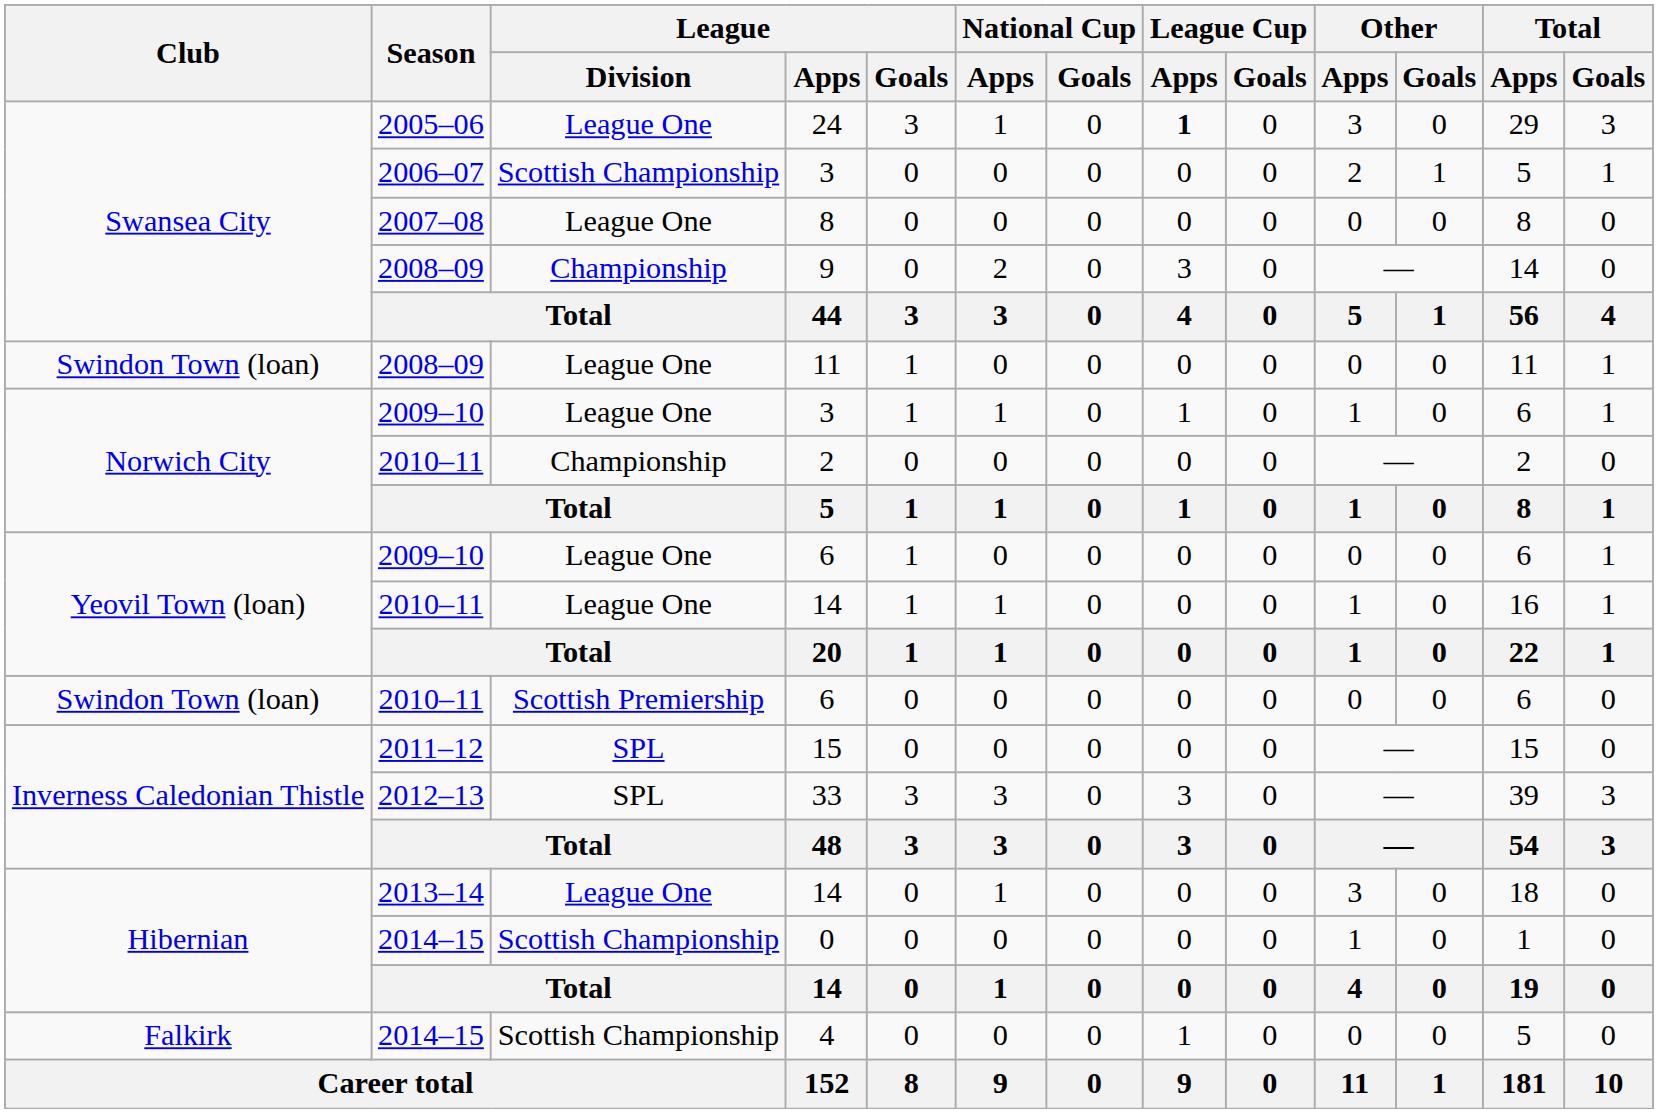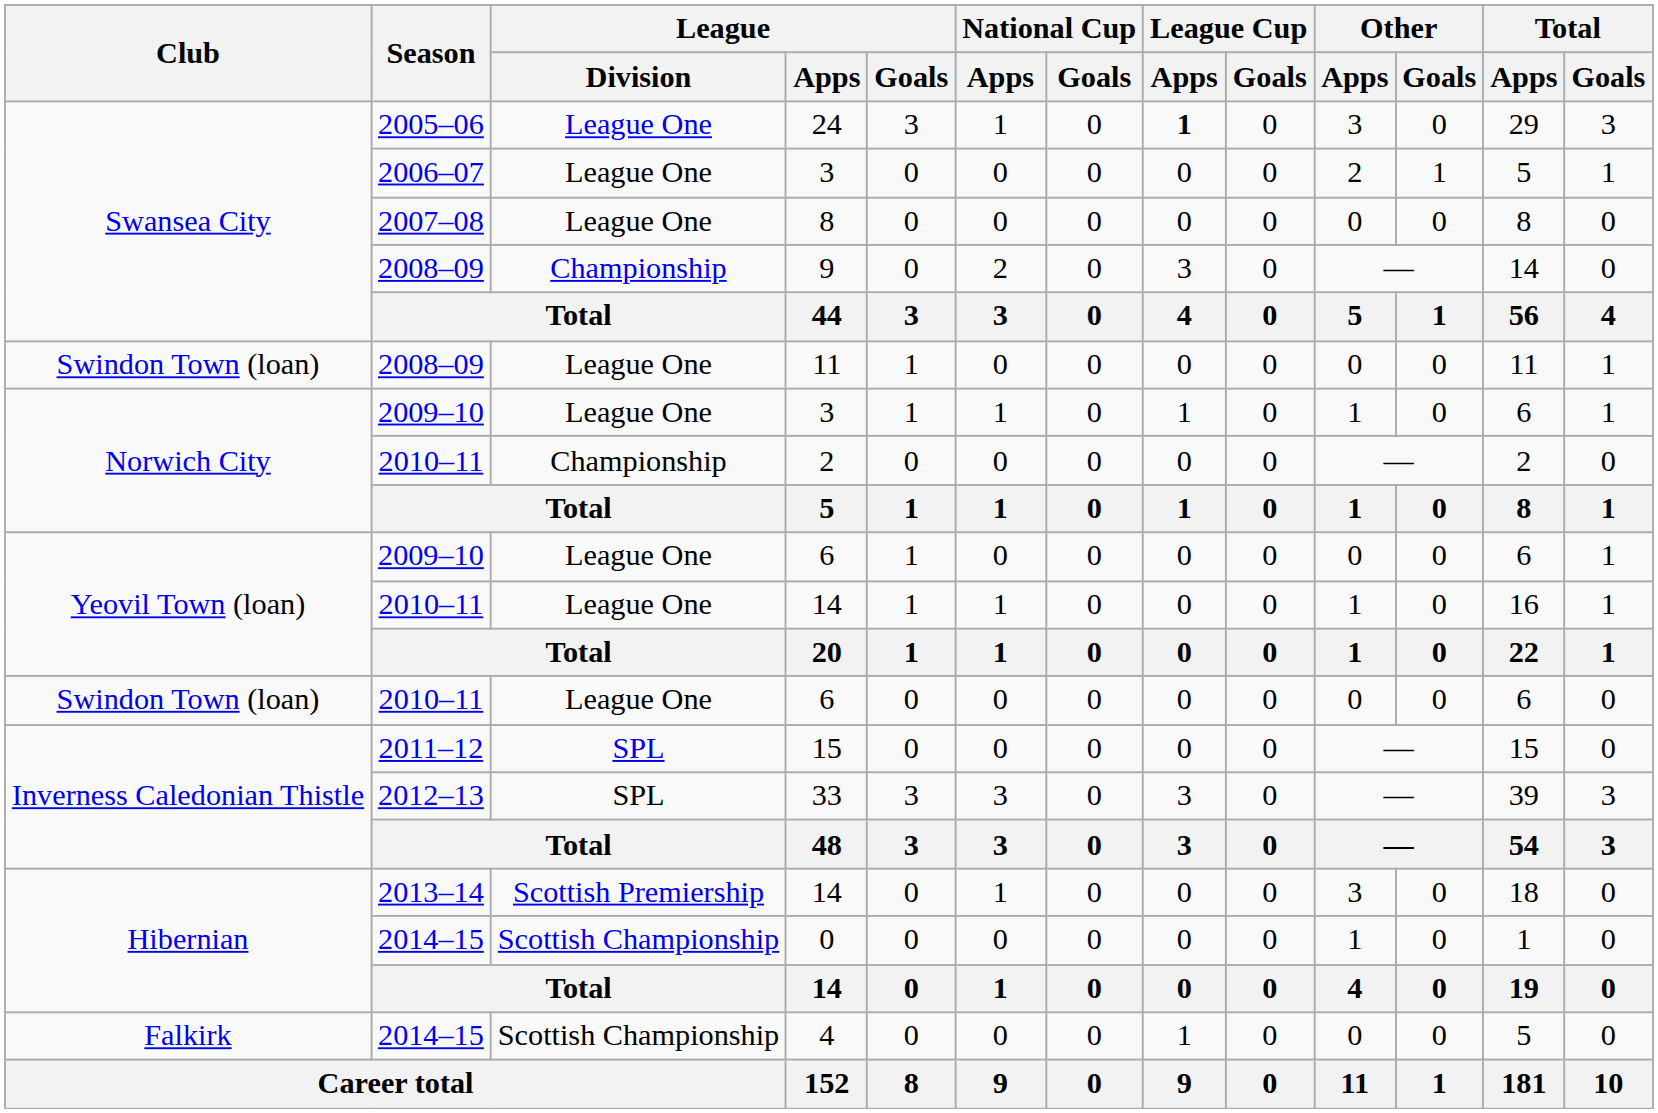(639, 172) Scottish Championship -> (638, 172) League One
(638, 699) Scottish Premiership -> (638, 699) League One
(638, 891) League One -> (638, 891) Scottish Premiership
